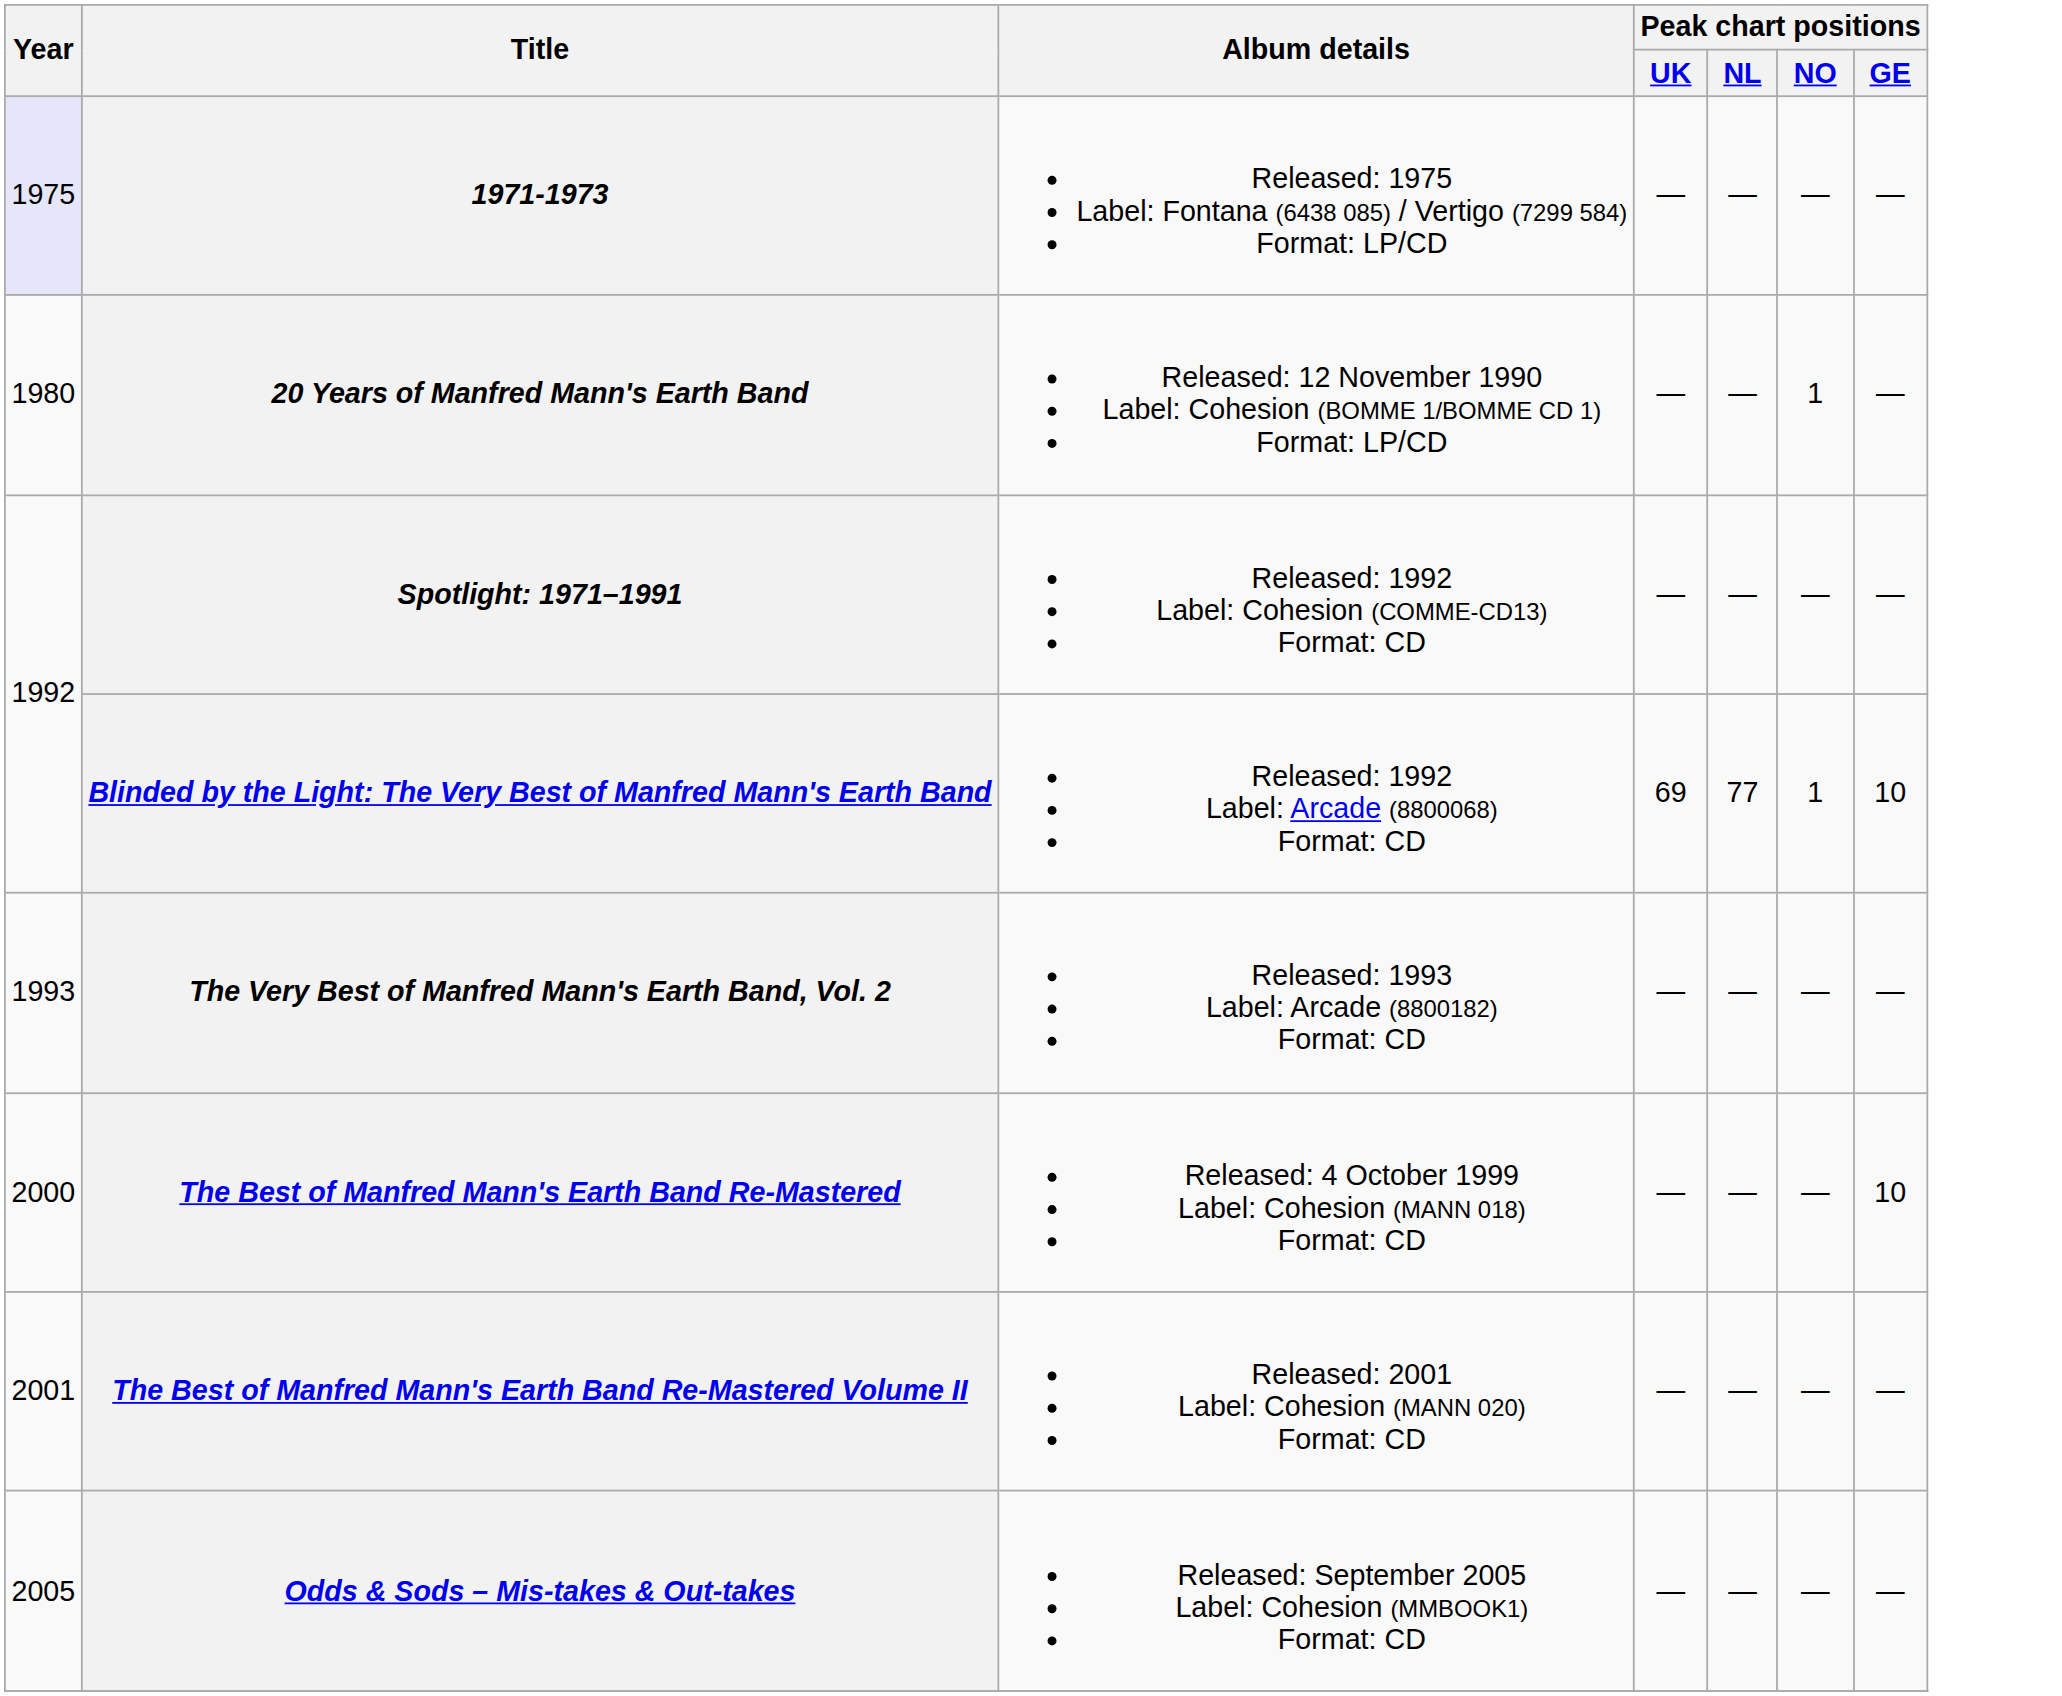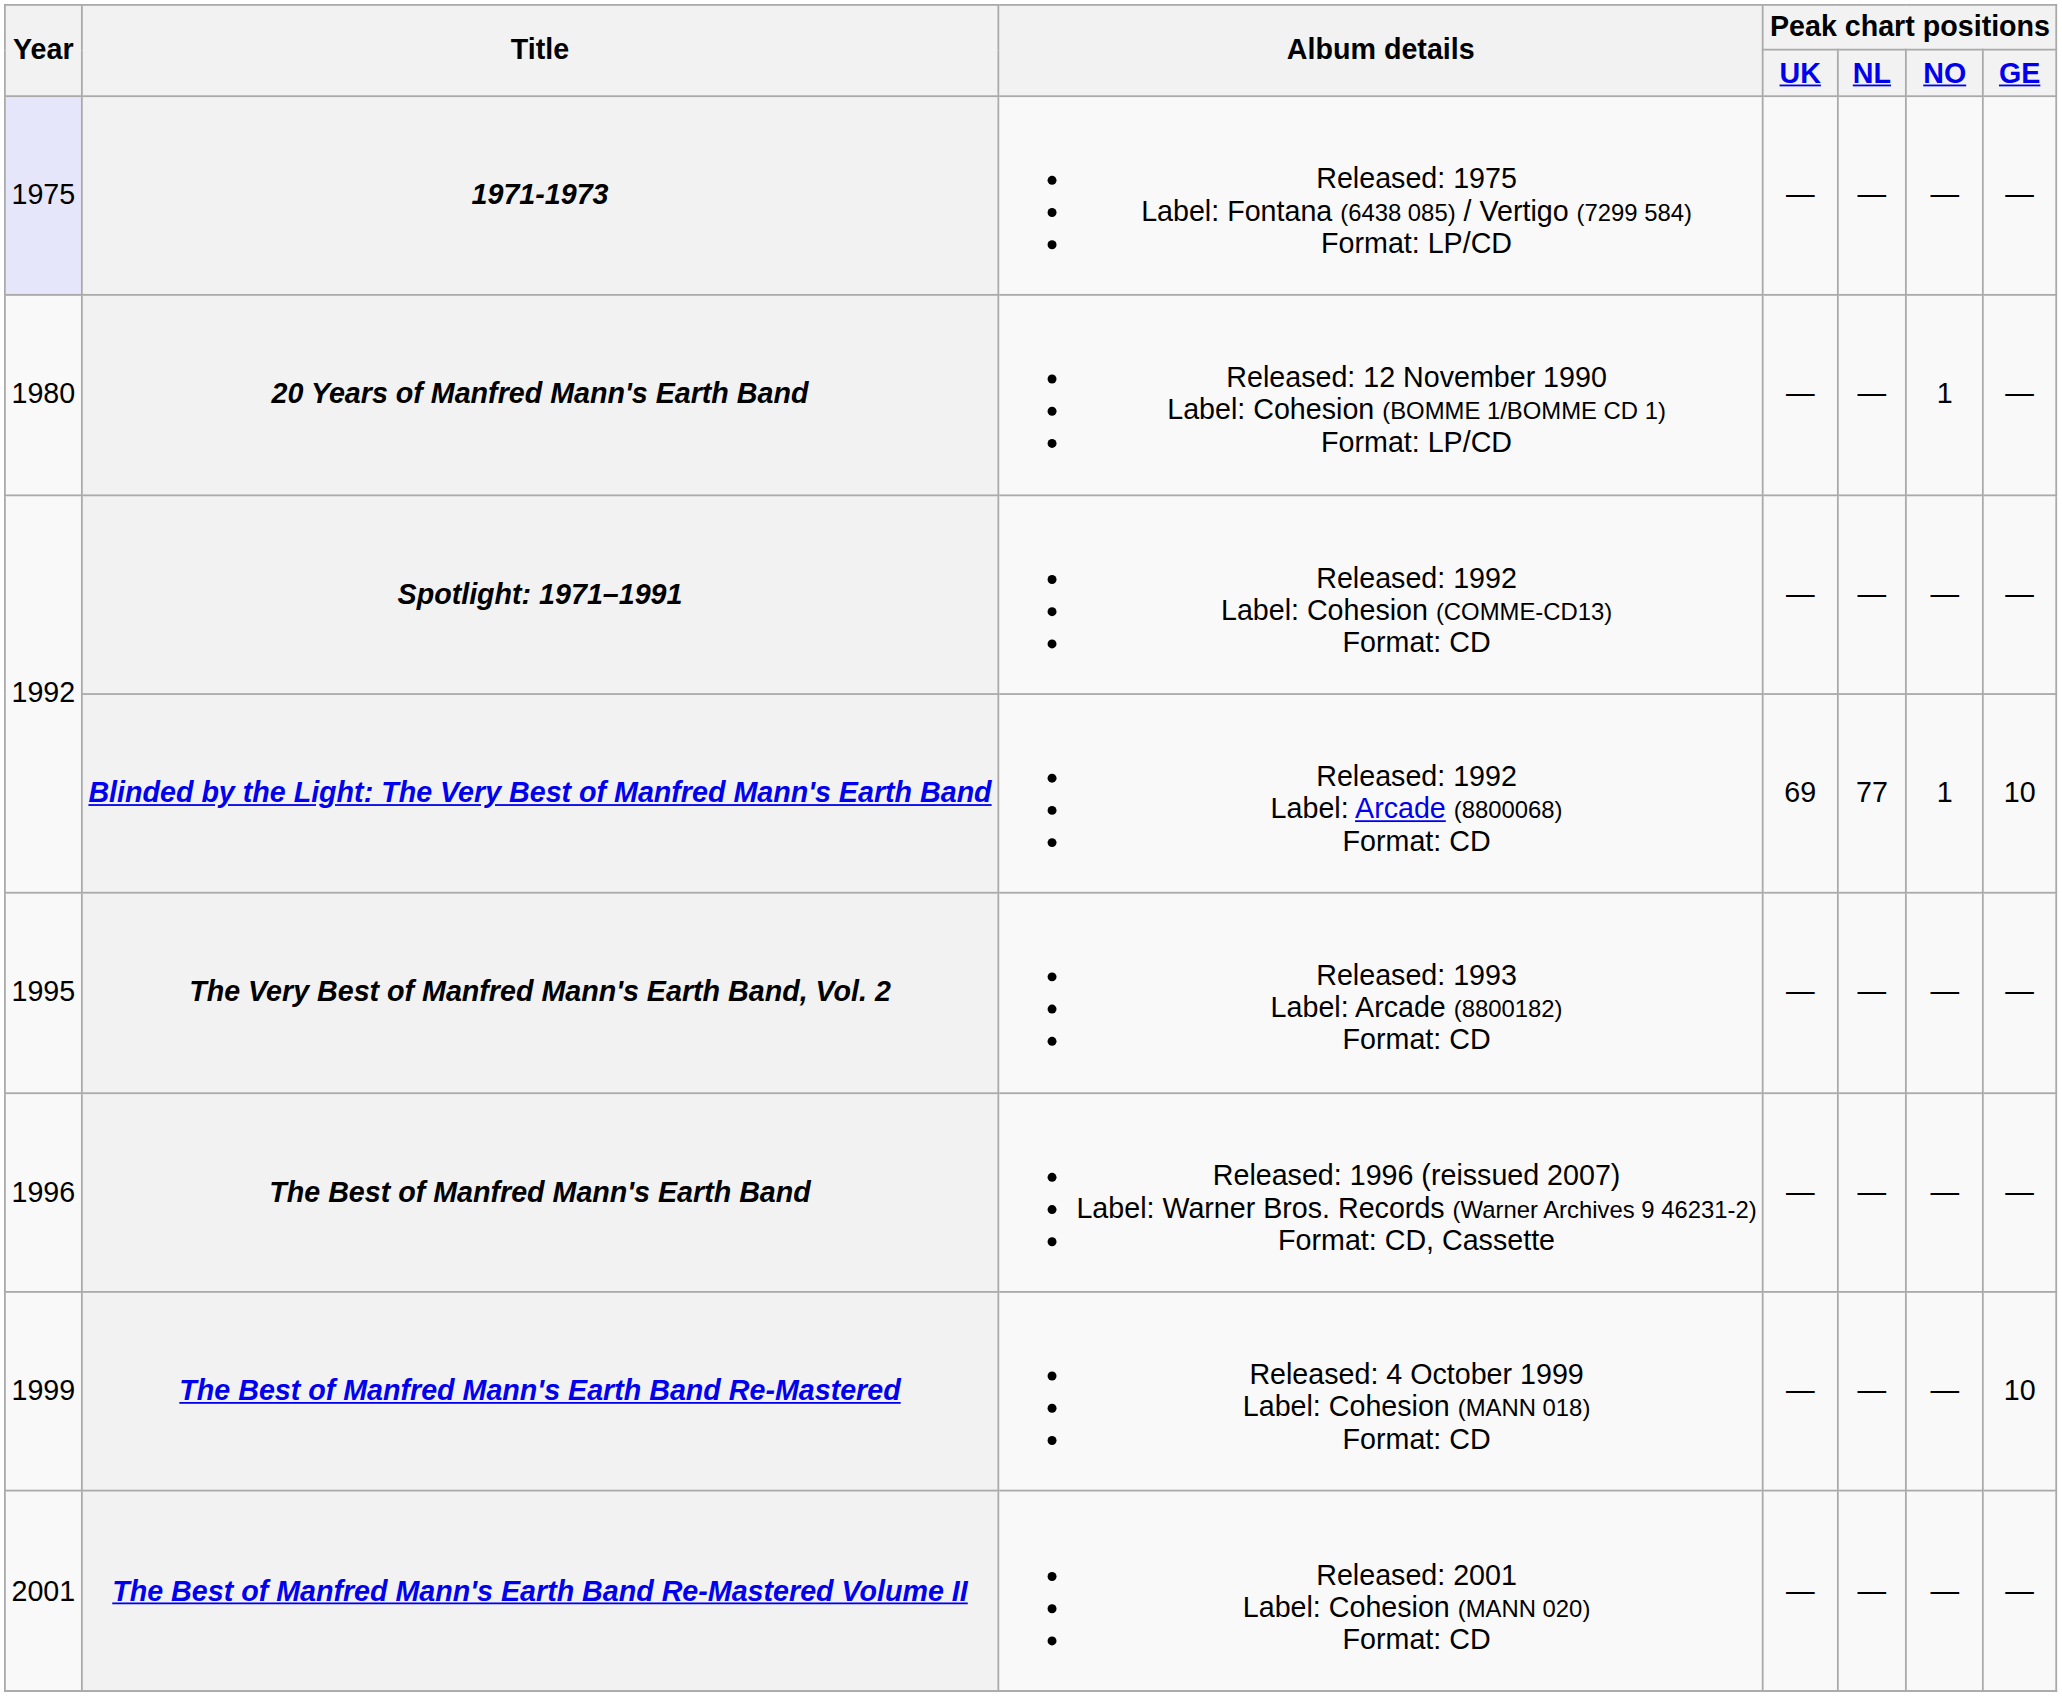(43, 992) 1993 -> (43, 992) 1995
+ row: (540, 1191)
(43, 1191) 2000 -> (43, 1391) 1999
- row: (540, 1590)
